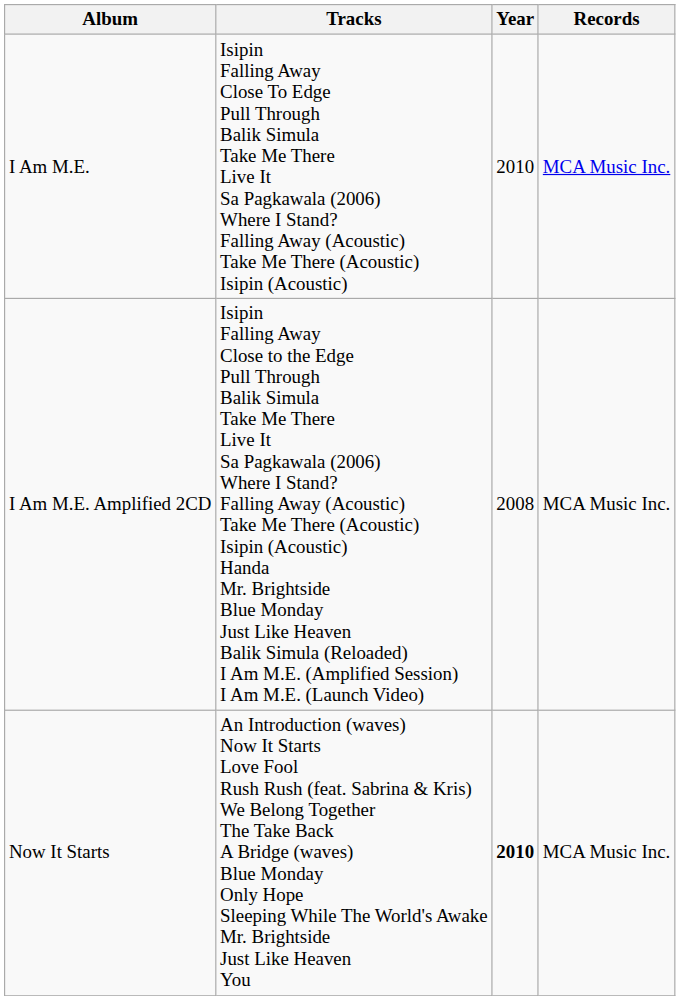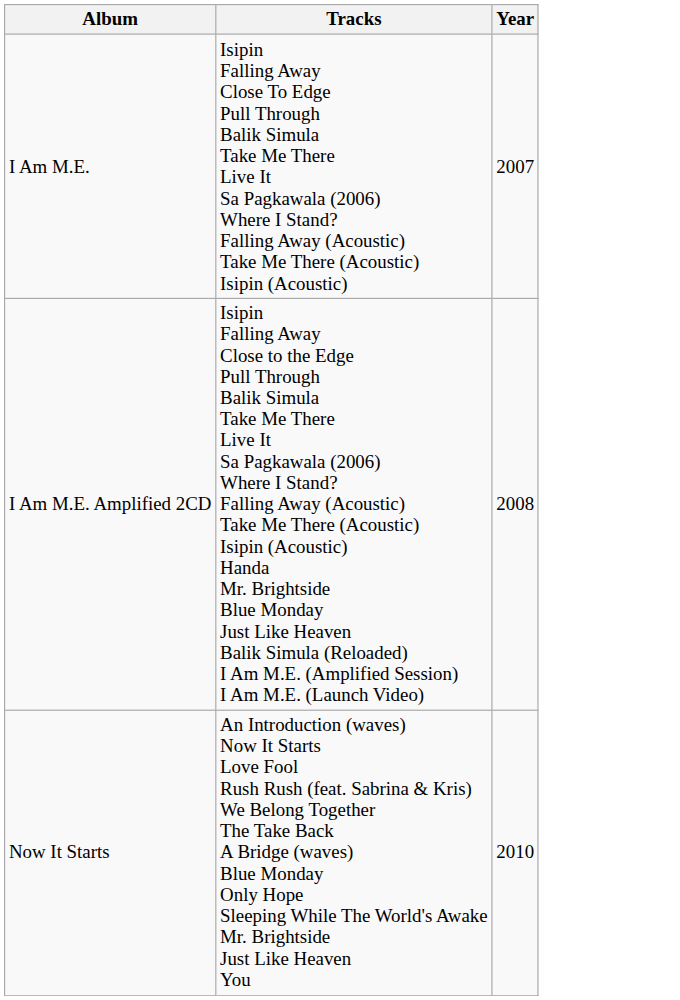- column: (607, 19)
(515, 166) 2010 -> (515, 166) 2007
(515, 852) bold -> (515, 852) normal
